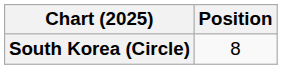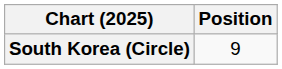(235, 49) 8 -> (235, 49) 9
